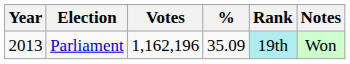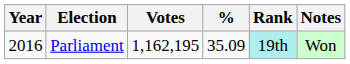(25, 44) 2013 -> (25, 44) 2016
(165, 44) 1,162,196 -> (165, 44) 1,162,195
